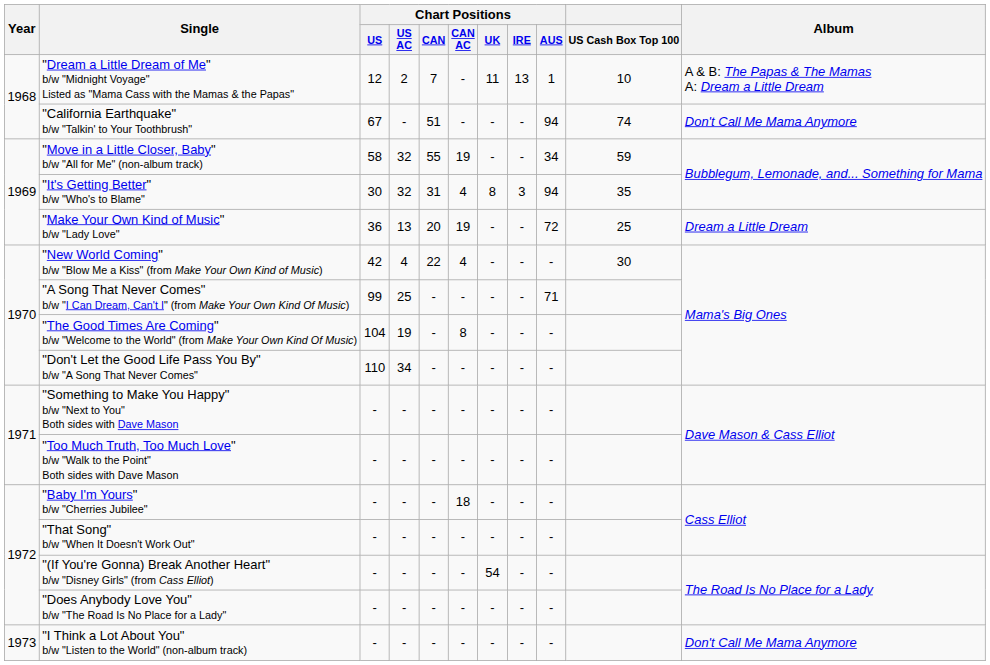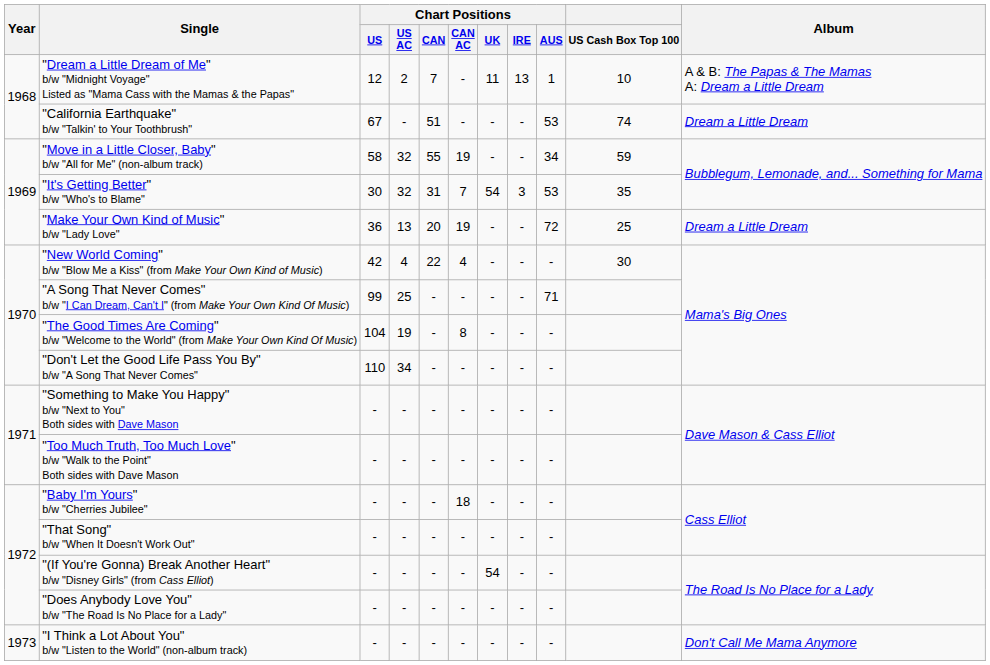(551, 121) 94 -> (551, 121) 53
(771, 121) Don't Call Me Mama Anymore -> (746, 121) Dream a Little Dream
(463, 192) 4 -> (463, 192) 7
(492, 192) 8 -> (492, 192) 54
(551, 192) 94 -> (551, 192) 53
